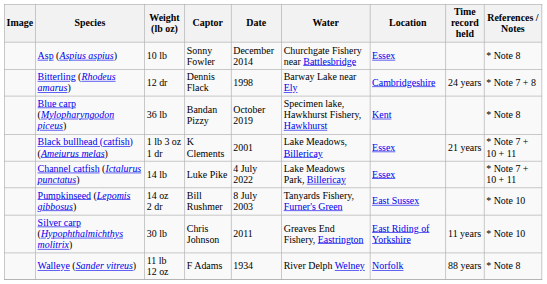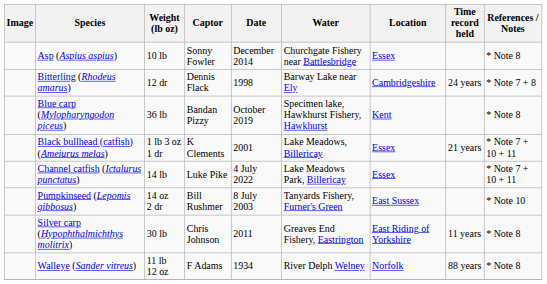(506, 234) * Note 10 -> (503, 234) * Note 8
